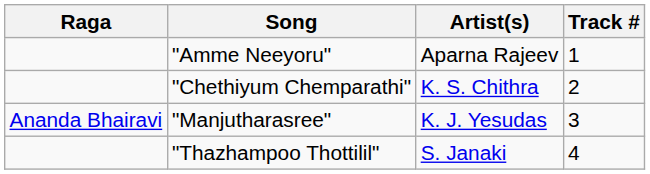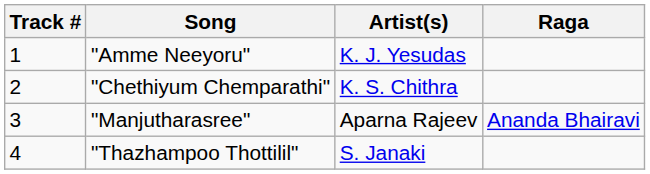columns swapped: (604, 21) <-> (86, 21)
(490, 54) Aparna Rajeev -> (403, 54) K. J. Yesudas
(484, 120) K. J. Yesudas -> (409, 120) Aparna Rajeev
